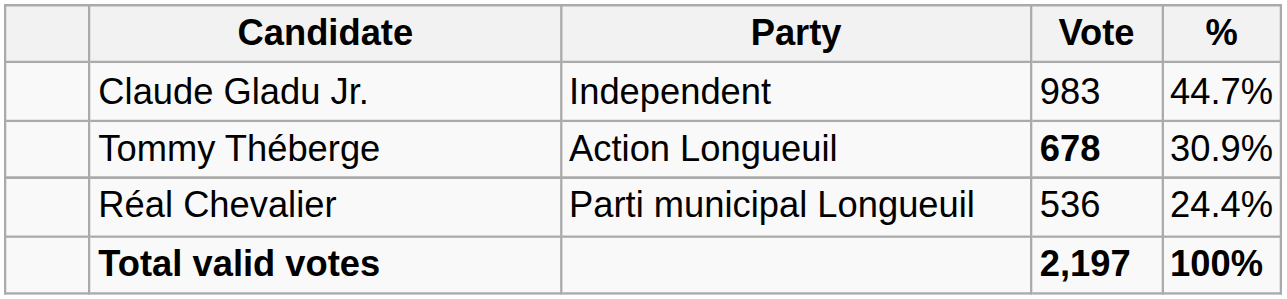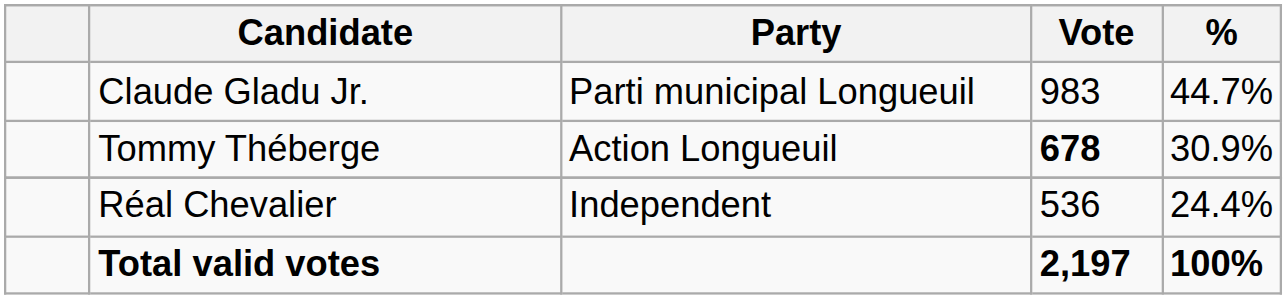(670, 90) Independent -> (772, 90) Parti municipal Longueuil
(772, 206) Parti municipal Longueuil -> (670, 206) Independent
